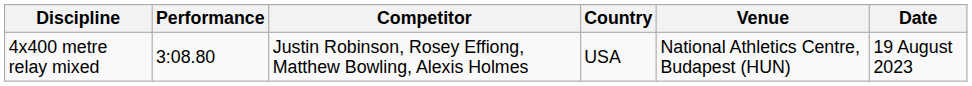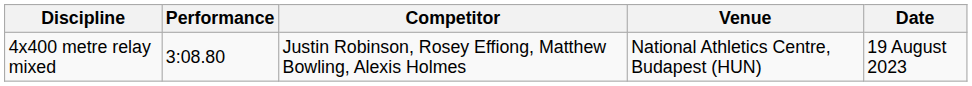- column: (618, 18)
